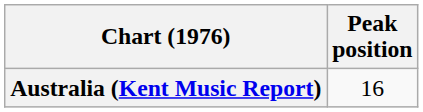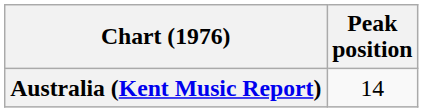(372, 87) 16 -> (372, 87) 14
